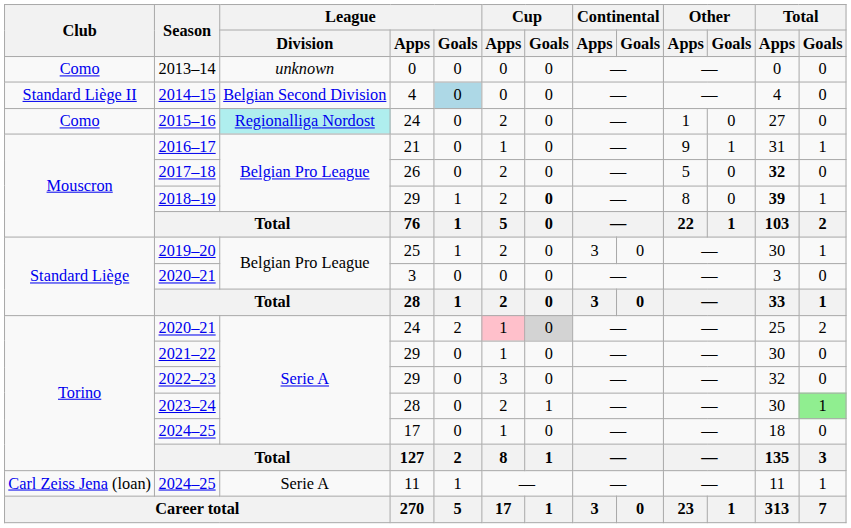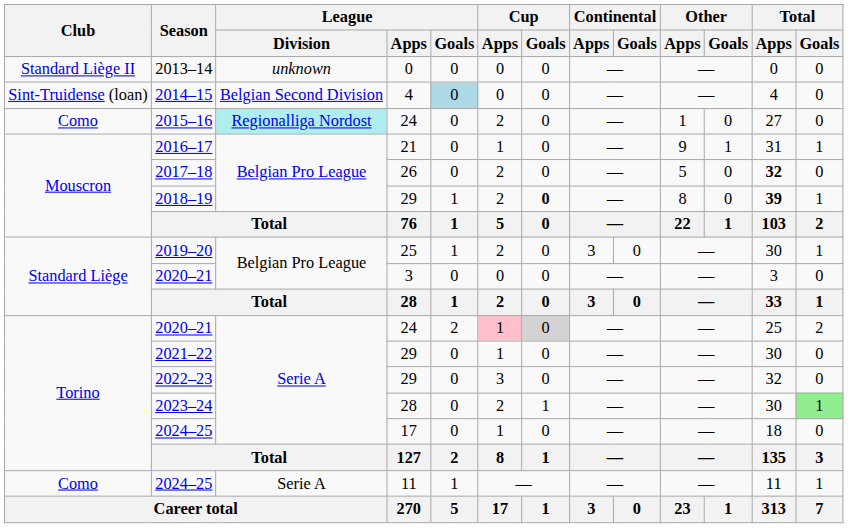(80, 69) Como -> (78, 69) Standard Liège II
(80, 95) Standard Liège II -> (78, 95) Sint-Truidense (loan)
(80, 483) Carl Zeiss Jena (loan) -> (78, 483) Como
